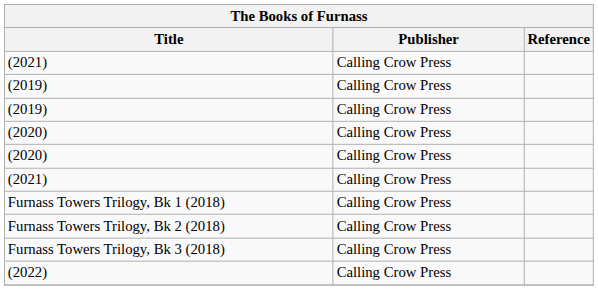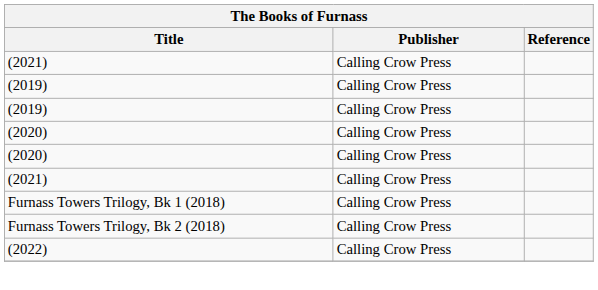- row: (116, 249)
